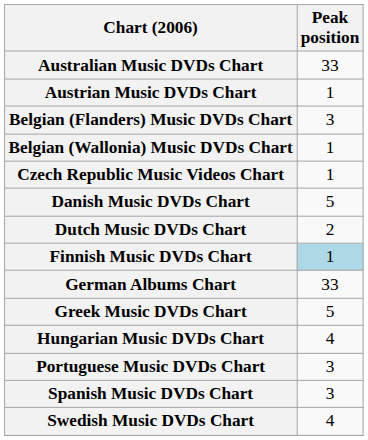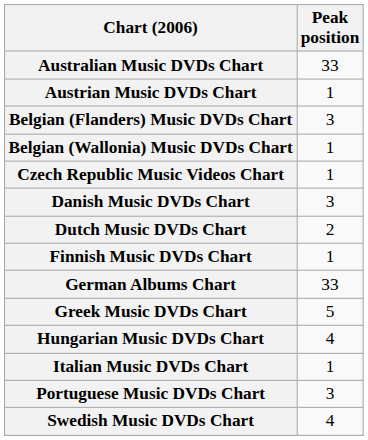(330, 202) 5 -> (330, 202) 3
(330, 256) lightblue background -> (330, 256) no background
+ row: (151, 366)
- row: (151, 393)
